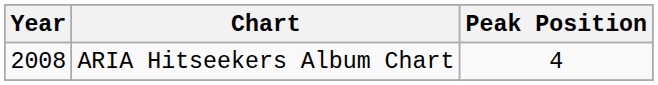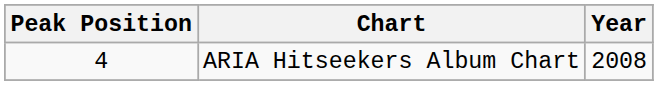columns swapped: (38, 24) <-> (556, 24)
